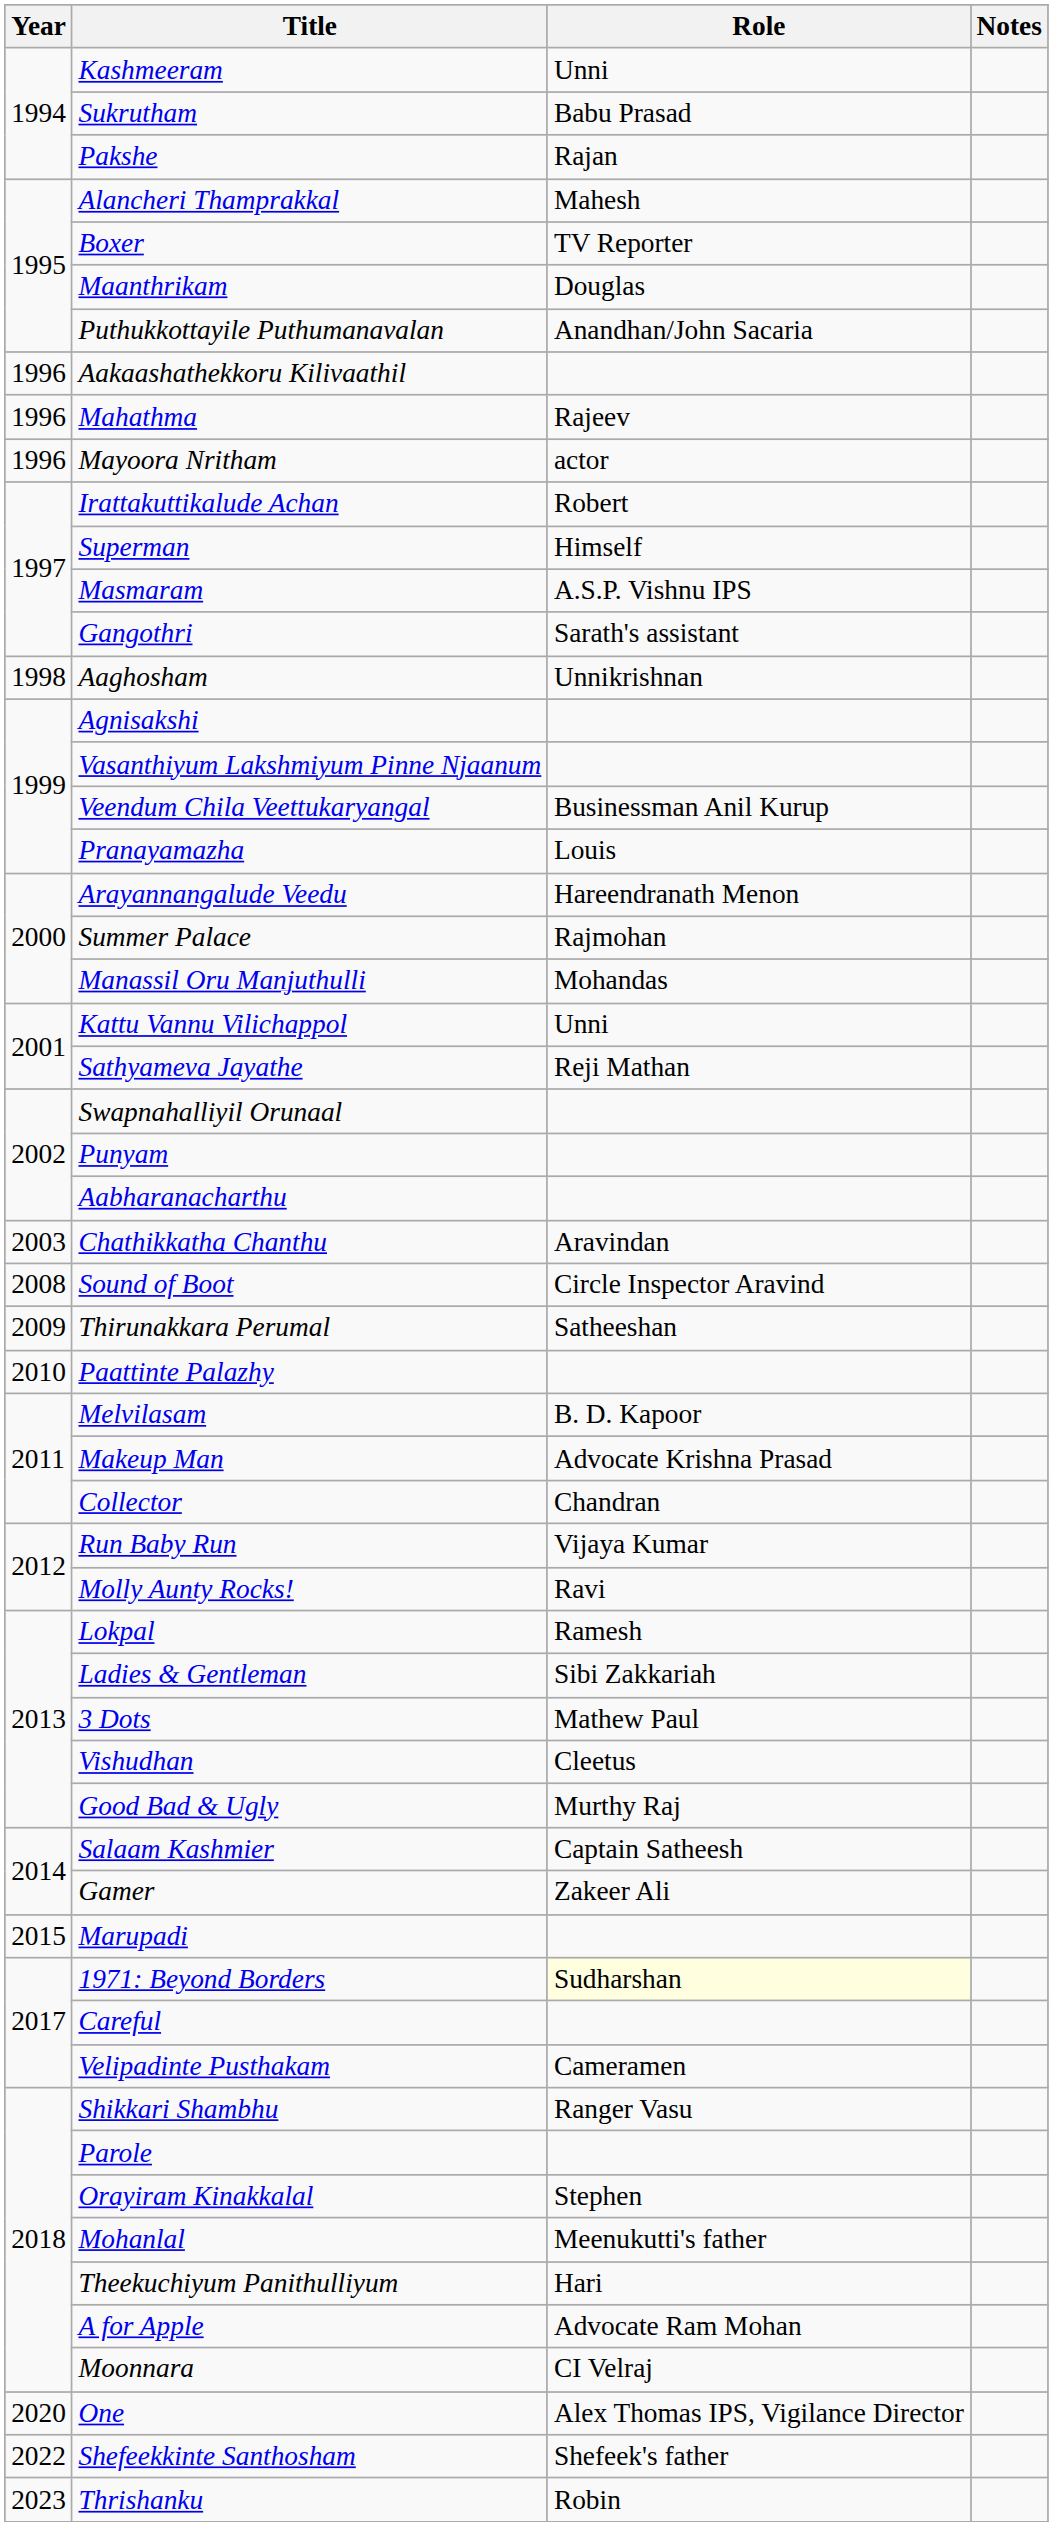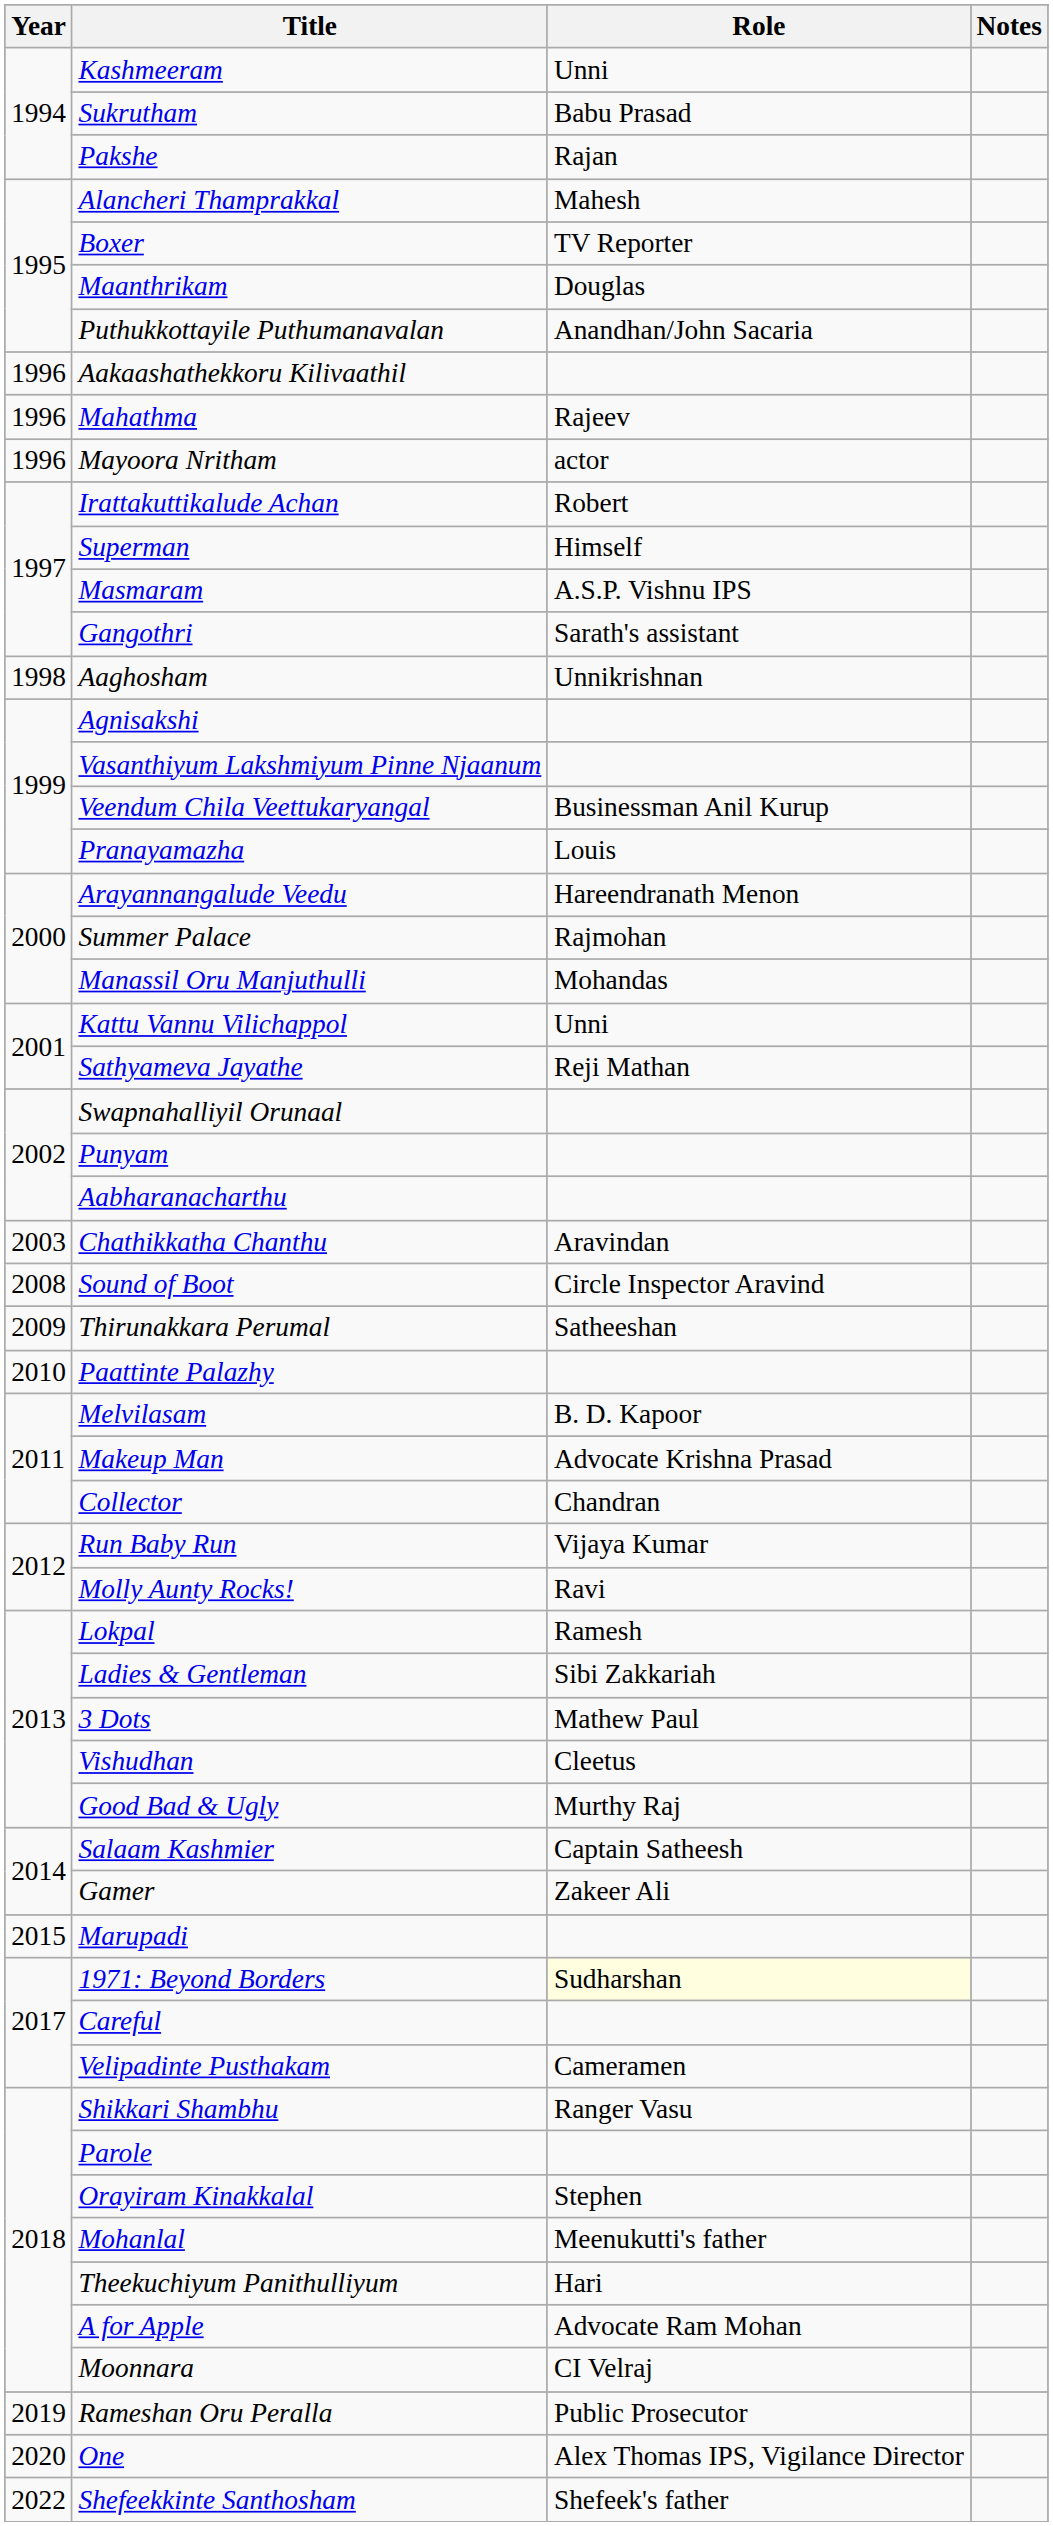+ row: (205, 2412)
- row: (141, 2499)
